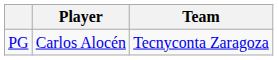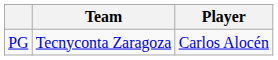columns swapped: (81, 17) <-> (201, 17)
